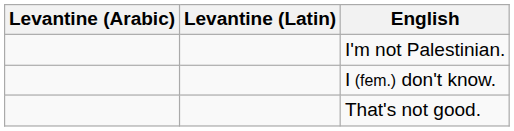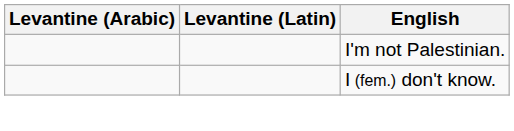- row: (413, 110)
